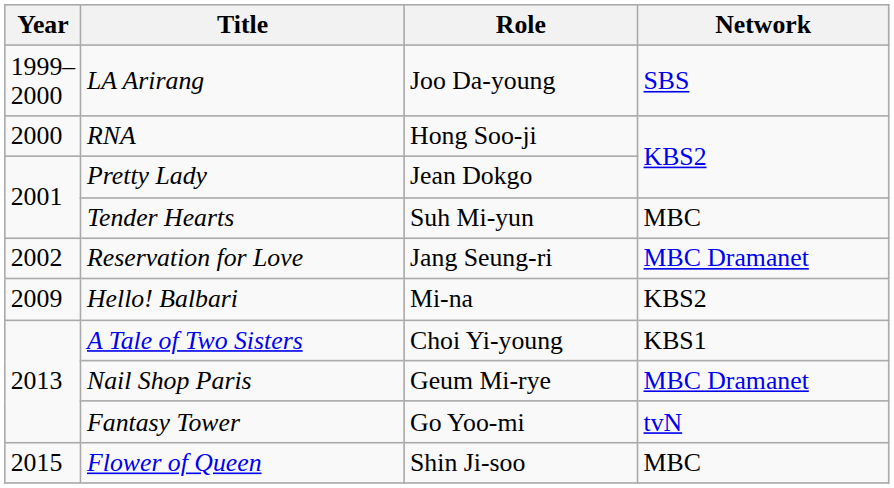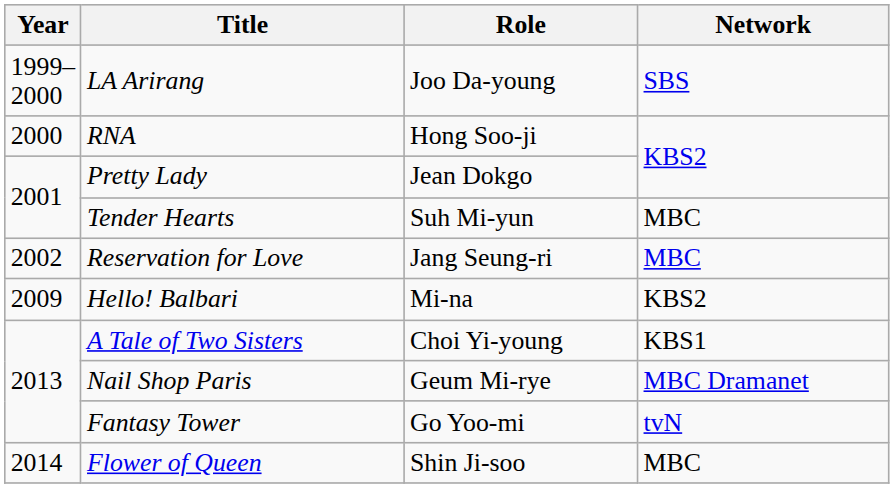(726, 258) MBC Dramanet -> (672, 258) MBC
(37, 462) 2015 -> (37, 462) 2014
